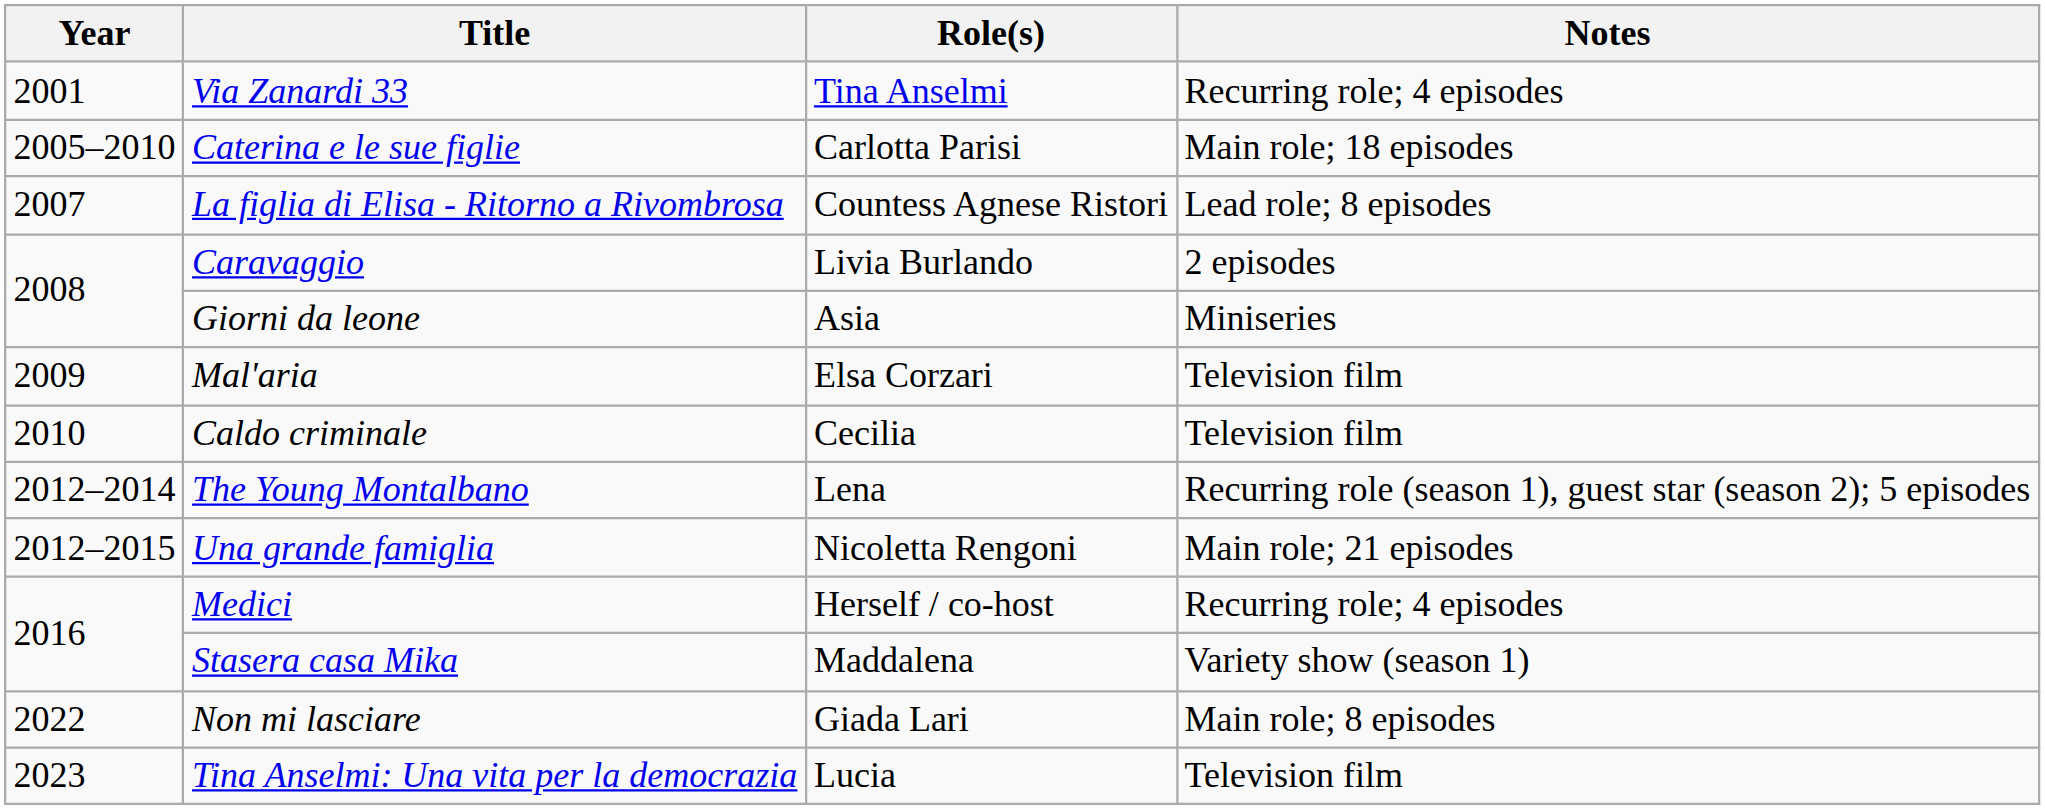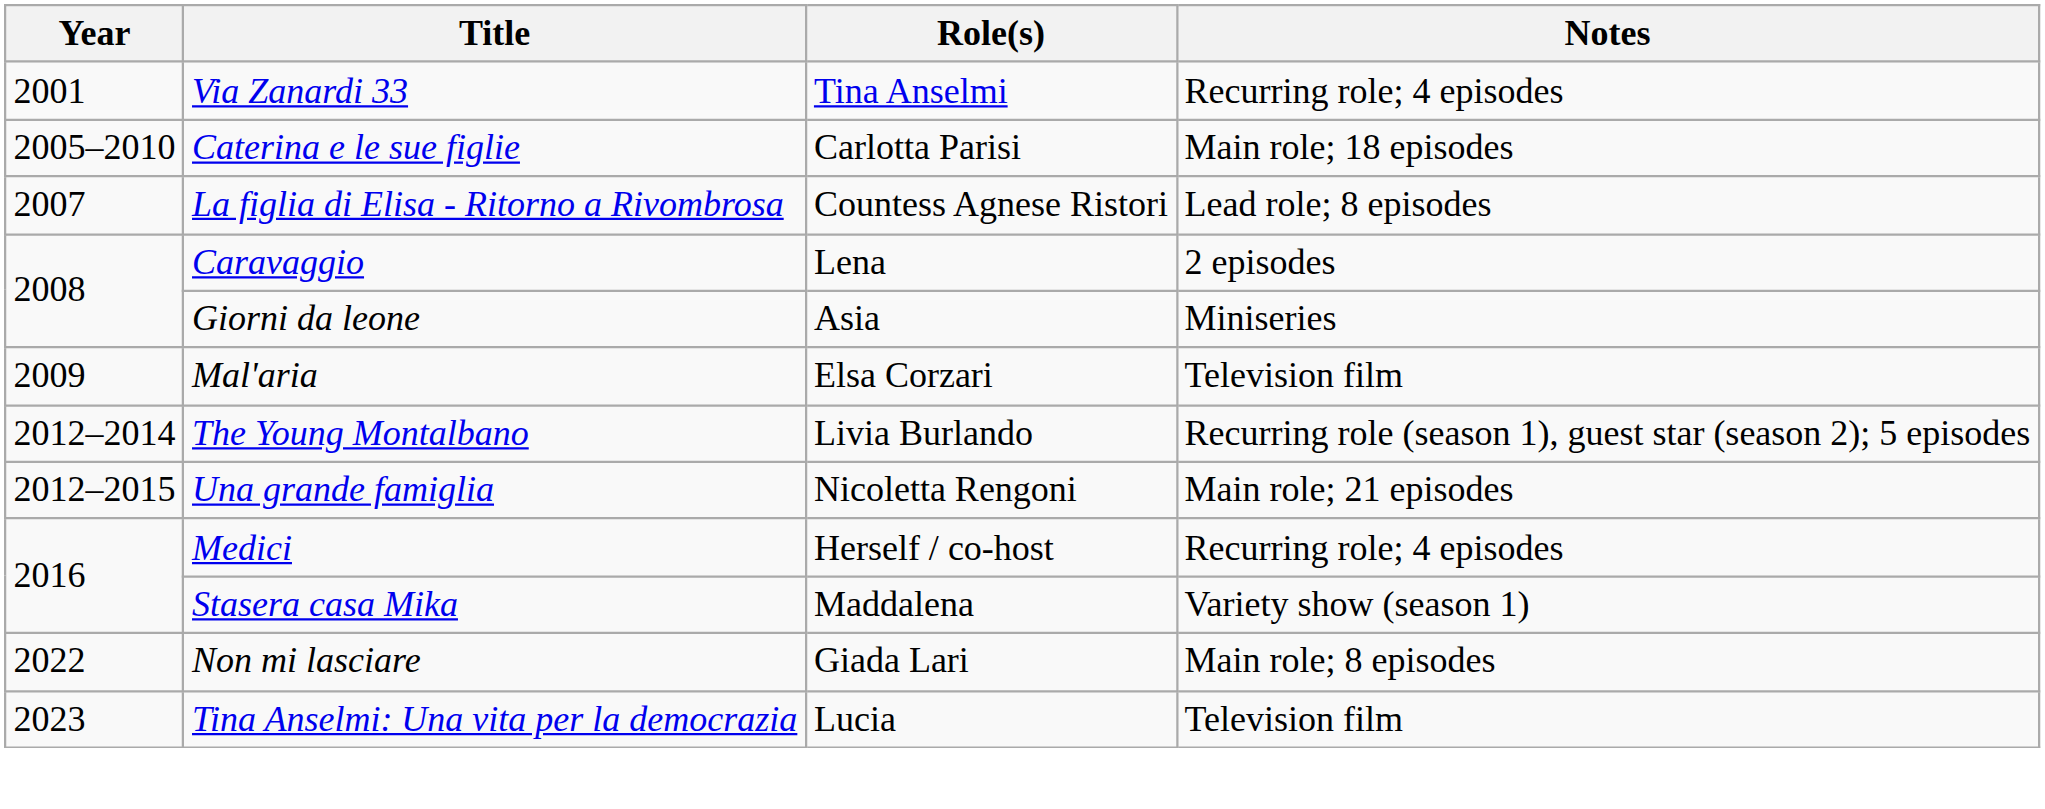(923, 261) Livia Burlando -> (850, 261) Lena
- row: (310, 432)
(850, 489) Lena -> (923, 432) Livia Burlando
